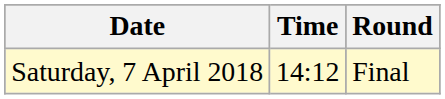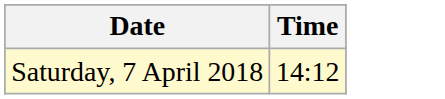- column: (392, 26)
